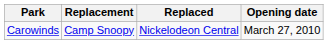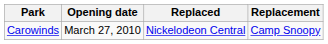columns swapped: (282, 13) <-> (99, 13)
